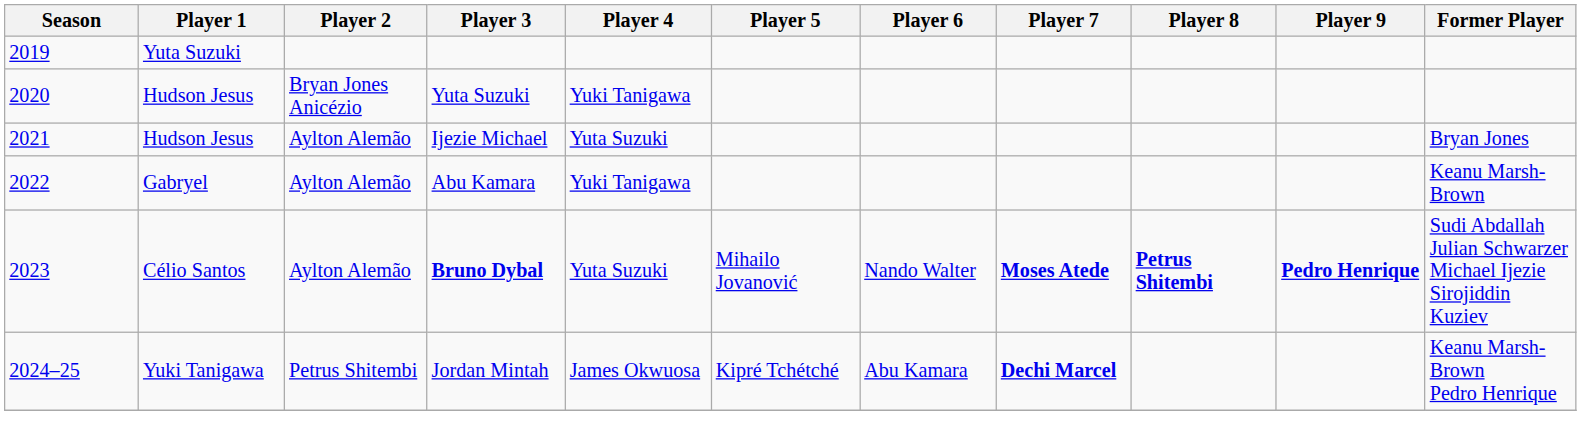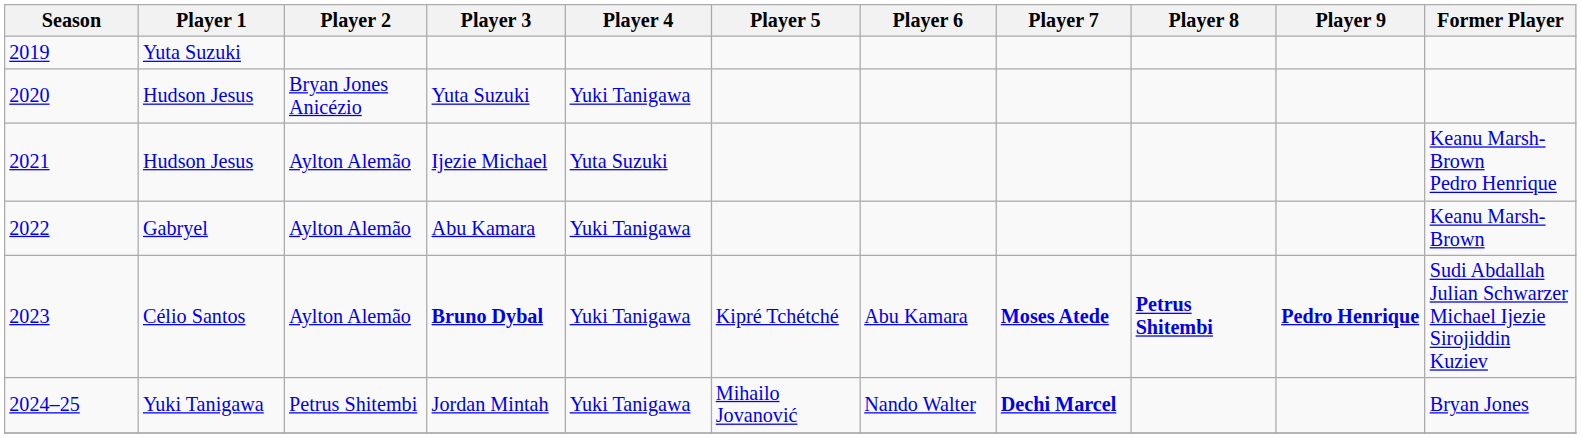(1479, 139) Bryan Jones -> (1493, 161) Keanu Marsh-Brown Pedro Henrique
(619, 271) Yuta Suzuki -> (630, 316) Yuki Tanigawa
(757, 271) Mihailo Jovanović -> (777, 316) Kipré Tchétché
(920, 271) Nando Walter -> (916, 316) Abu Kamara
(635, 371) James Okwuosa -> (630, 405) Yuki Tanigawa
(777, 371) Kipré Tchétché -> (757, 405) Mihailo Jovanović
(916, 371) Abu Kamara -> (920, 405) Nando Walter
(1493, 371) Keanu Marsh-Brown Pedro Henrique -> (1479, 405) Bryan Jones
